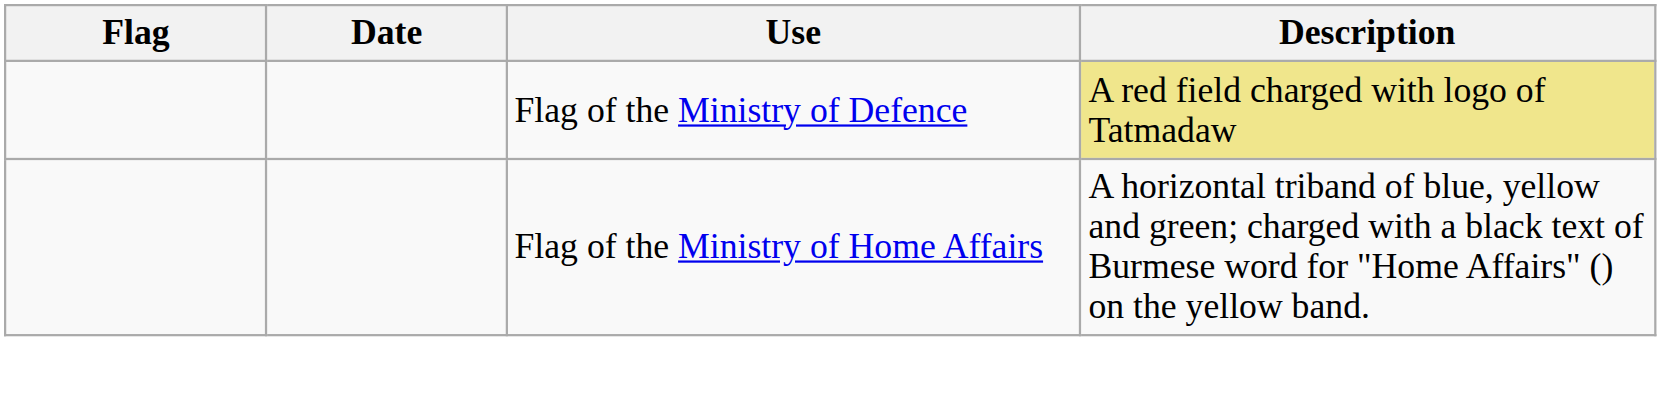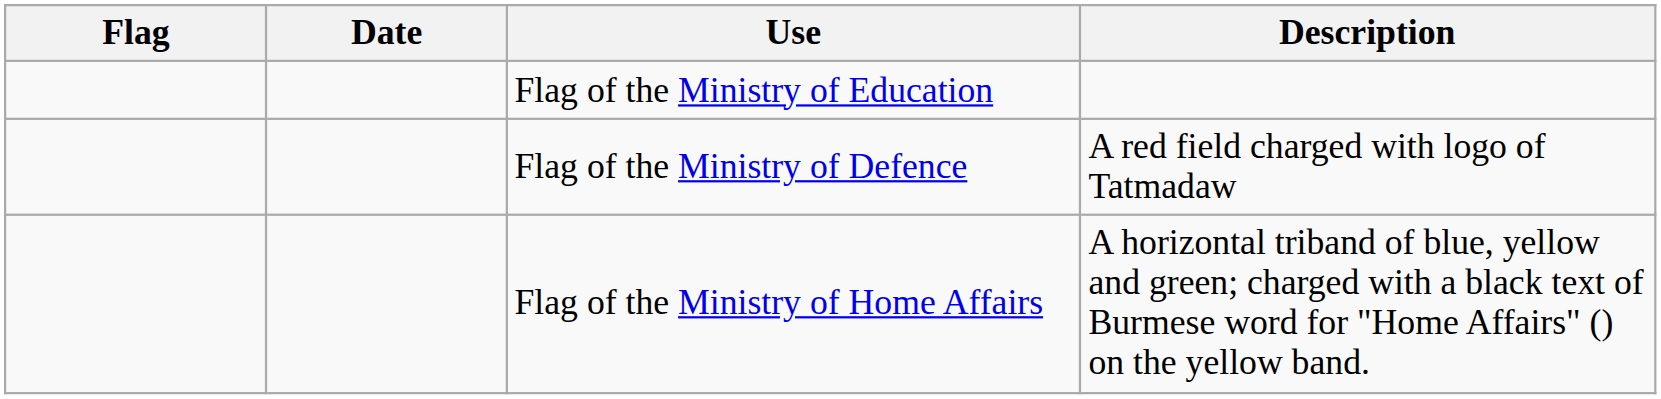+ row: (754, 89)
(1317, 109) khaki background -> (1317, 166) no background
